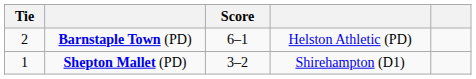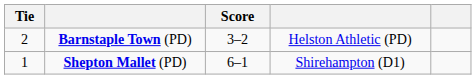(238, 39) 6–1 -> (238, 39) 3–2
(238, 63) 3–2 -> (238, 63) 6–1
